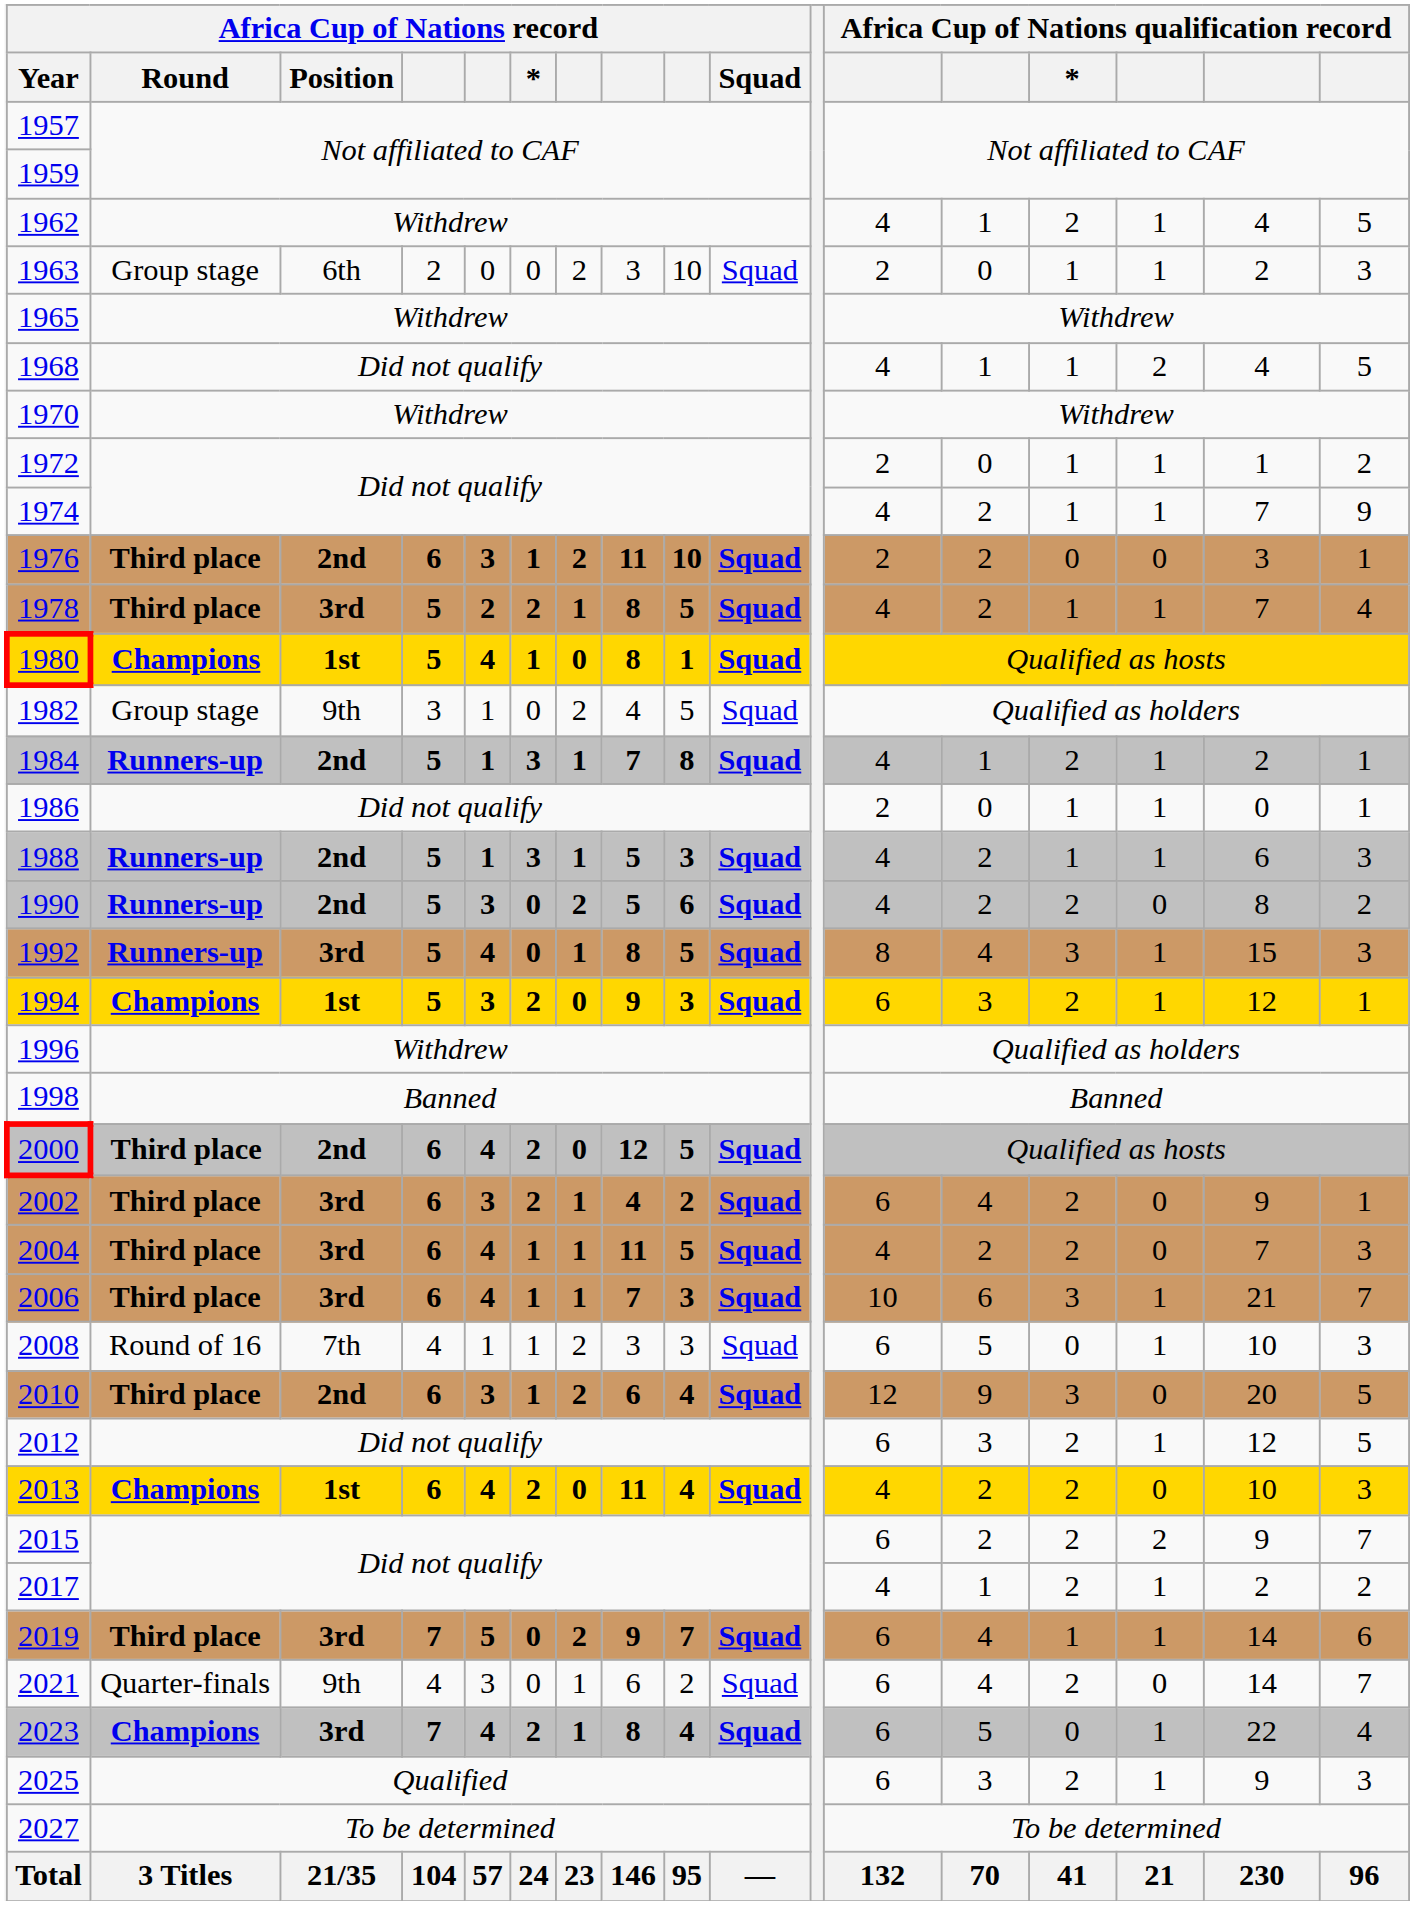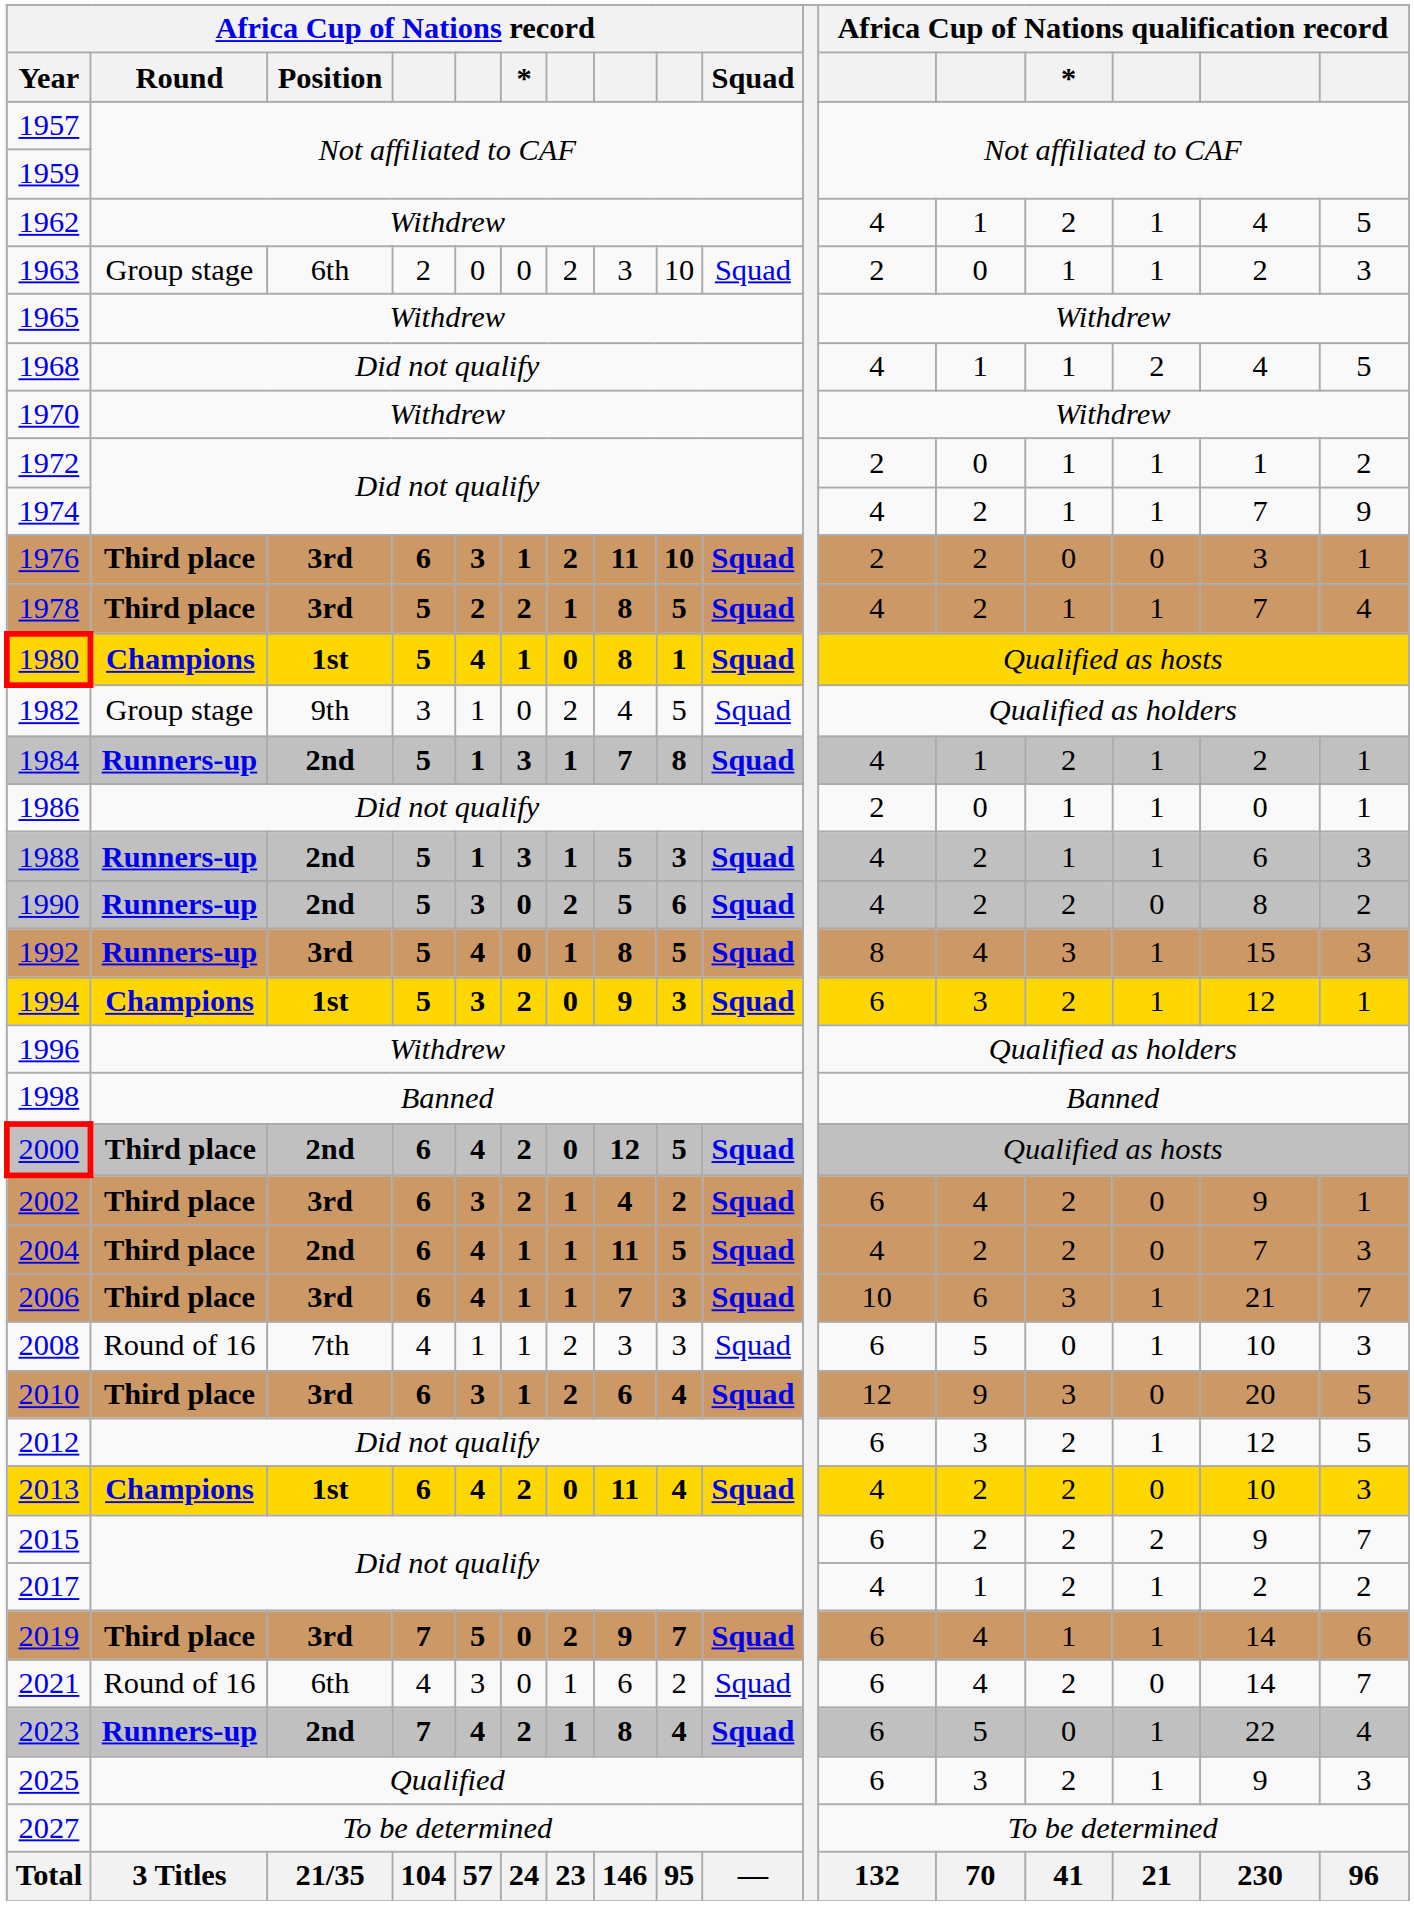(342, 558) 2nd -> (330, 558) 3rd
(342, 1249) 3rd -> (330, 1249) 2nd
(342, 1393) 2nd -> (330, 1393) 3rd
(185, 1683) Quarter-finals -> (179, 1683) Round of 16
(342, 1683) 9th -> (330, 1683) 6th
(185, 1731) Champions -> (179, 1731) Runners-up
(342, 1731) 3rd -> (330, 1731) 2nd
